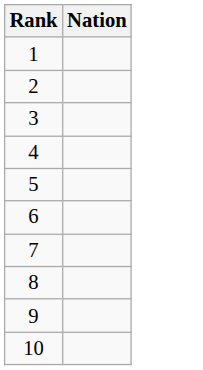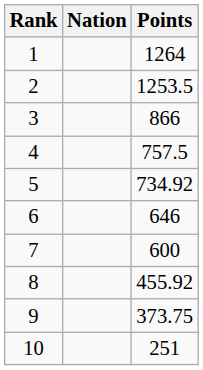+ column: (165, 20)
